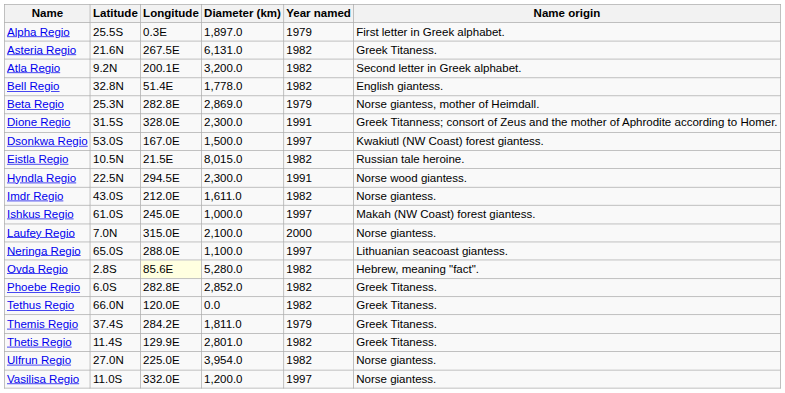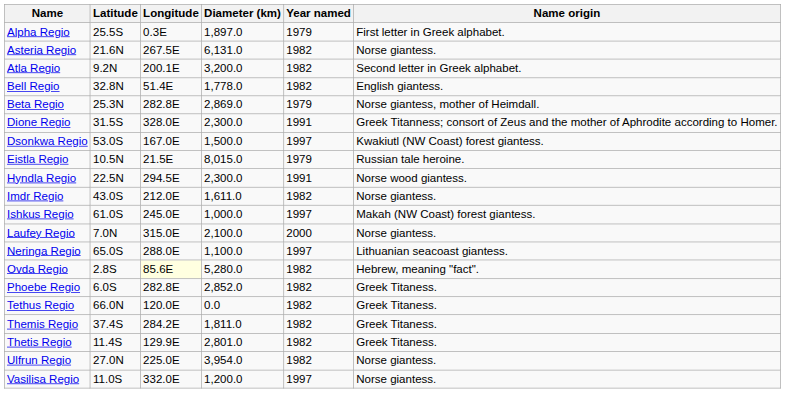(397, 50) Greek Titaness. -> (396, 50) Norse giantess.
(299, 159) 1982 -> (299, 159) 1979
(299, 324) 1979 -> (299, 324) 1982
